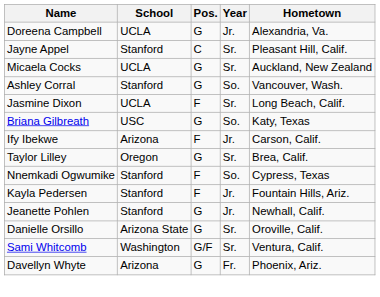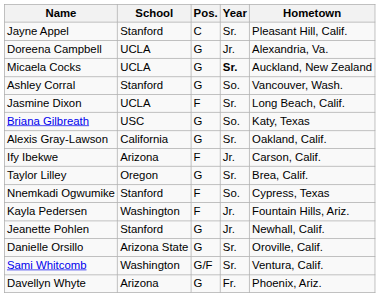rows swapped: (38, 49) <-> (54, 31)
(230, 67) normal -> (230, 67) bold
+ row: (57, 139)
(142, 193) Stanford -> (150, 211) Washington
